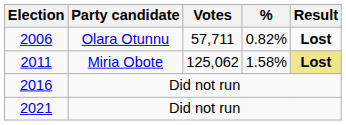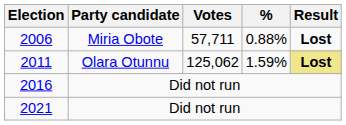(125, 39) Olara Otunnu -> (125, 39) Miria Obote
(266, 39) 0.82% -> (266, 39) 0.88%
(125, 62) Miria Obote -> (125, 62) Olara Otunnu
(266, 62) 1.58% -> (266, 62) 1.59%
